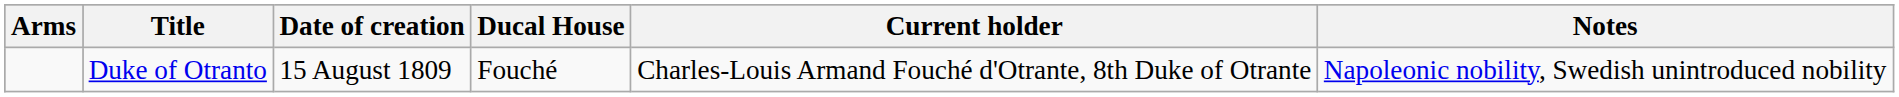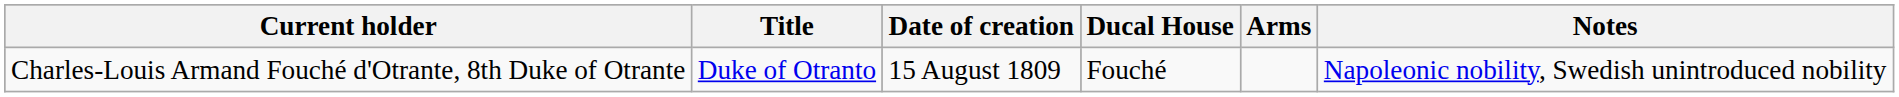columns swapped: (44, 26) <-> (974, 26)
